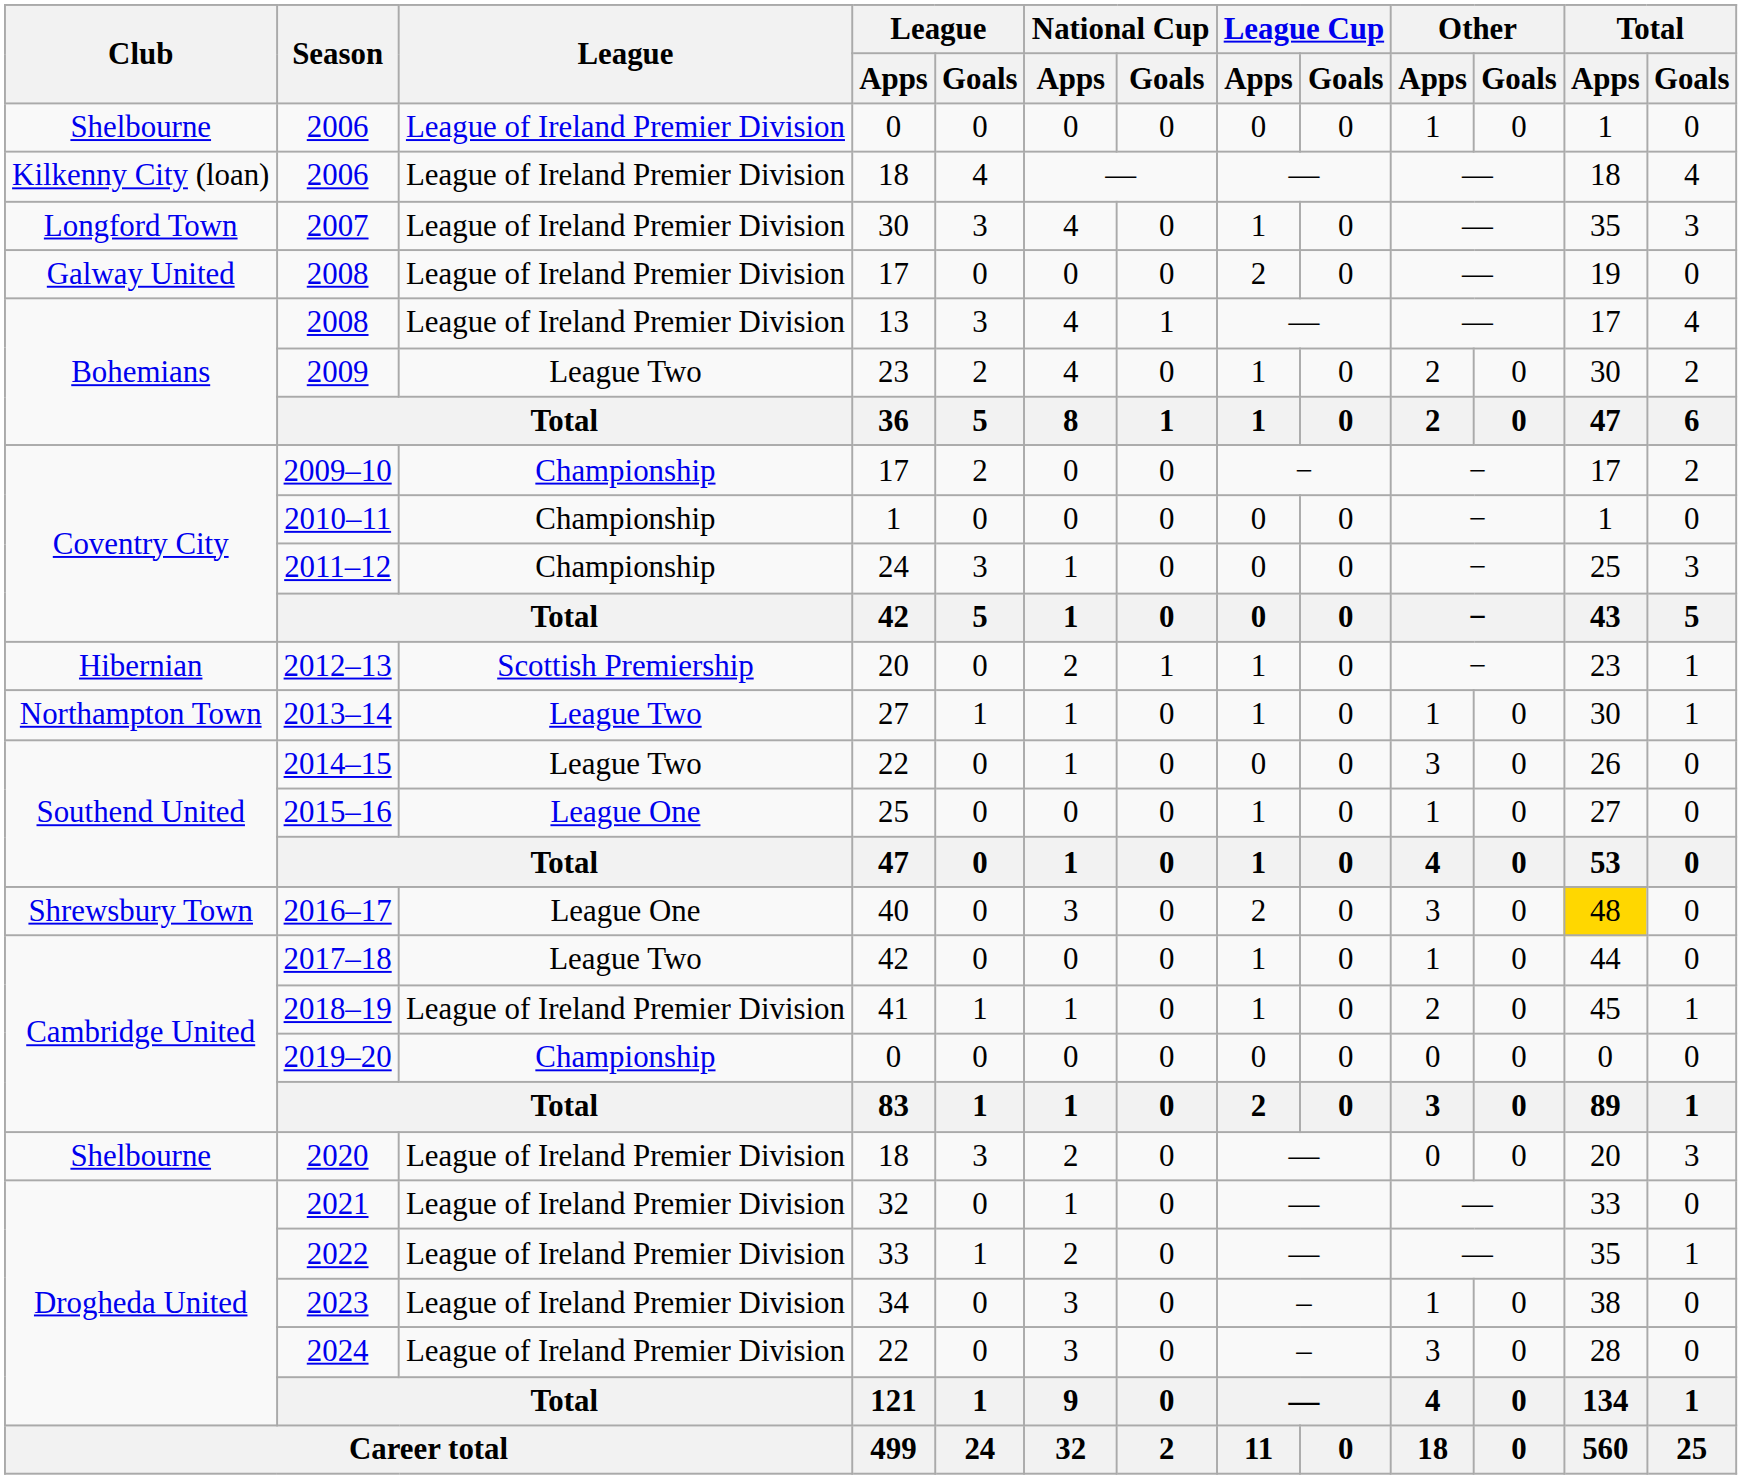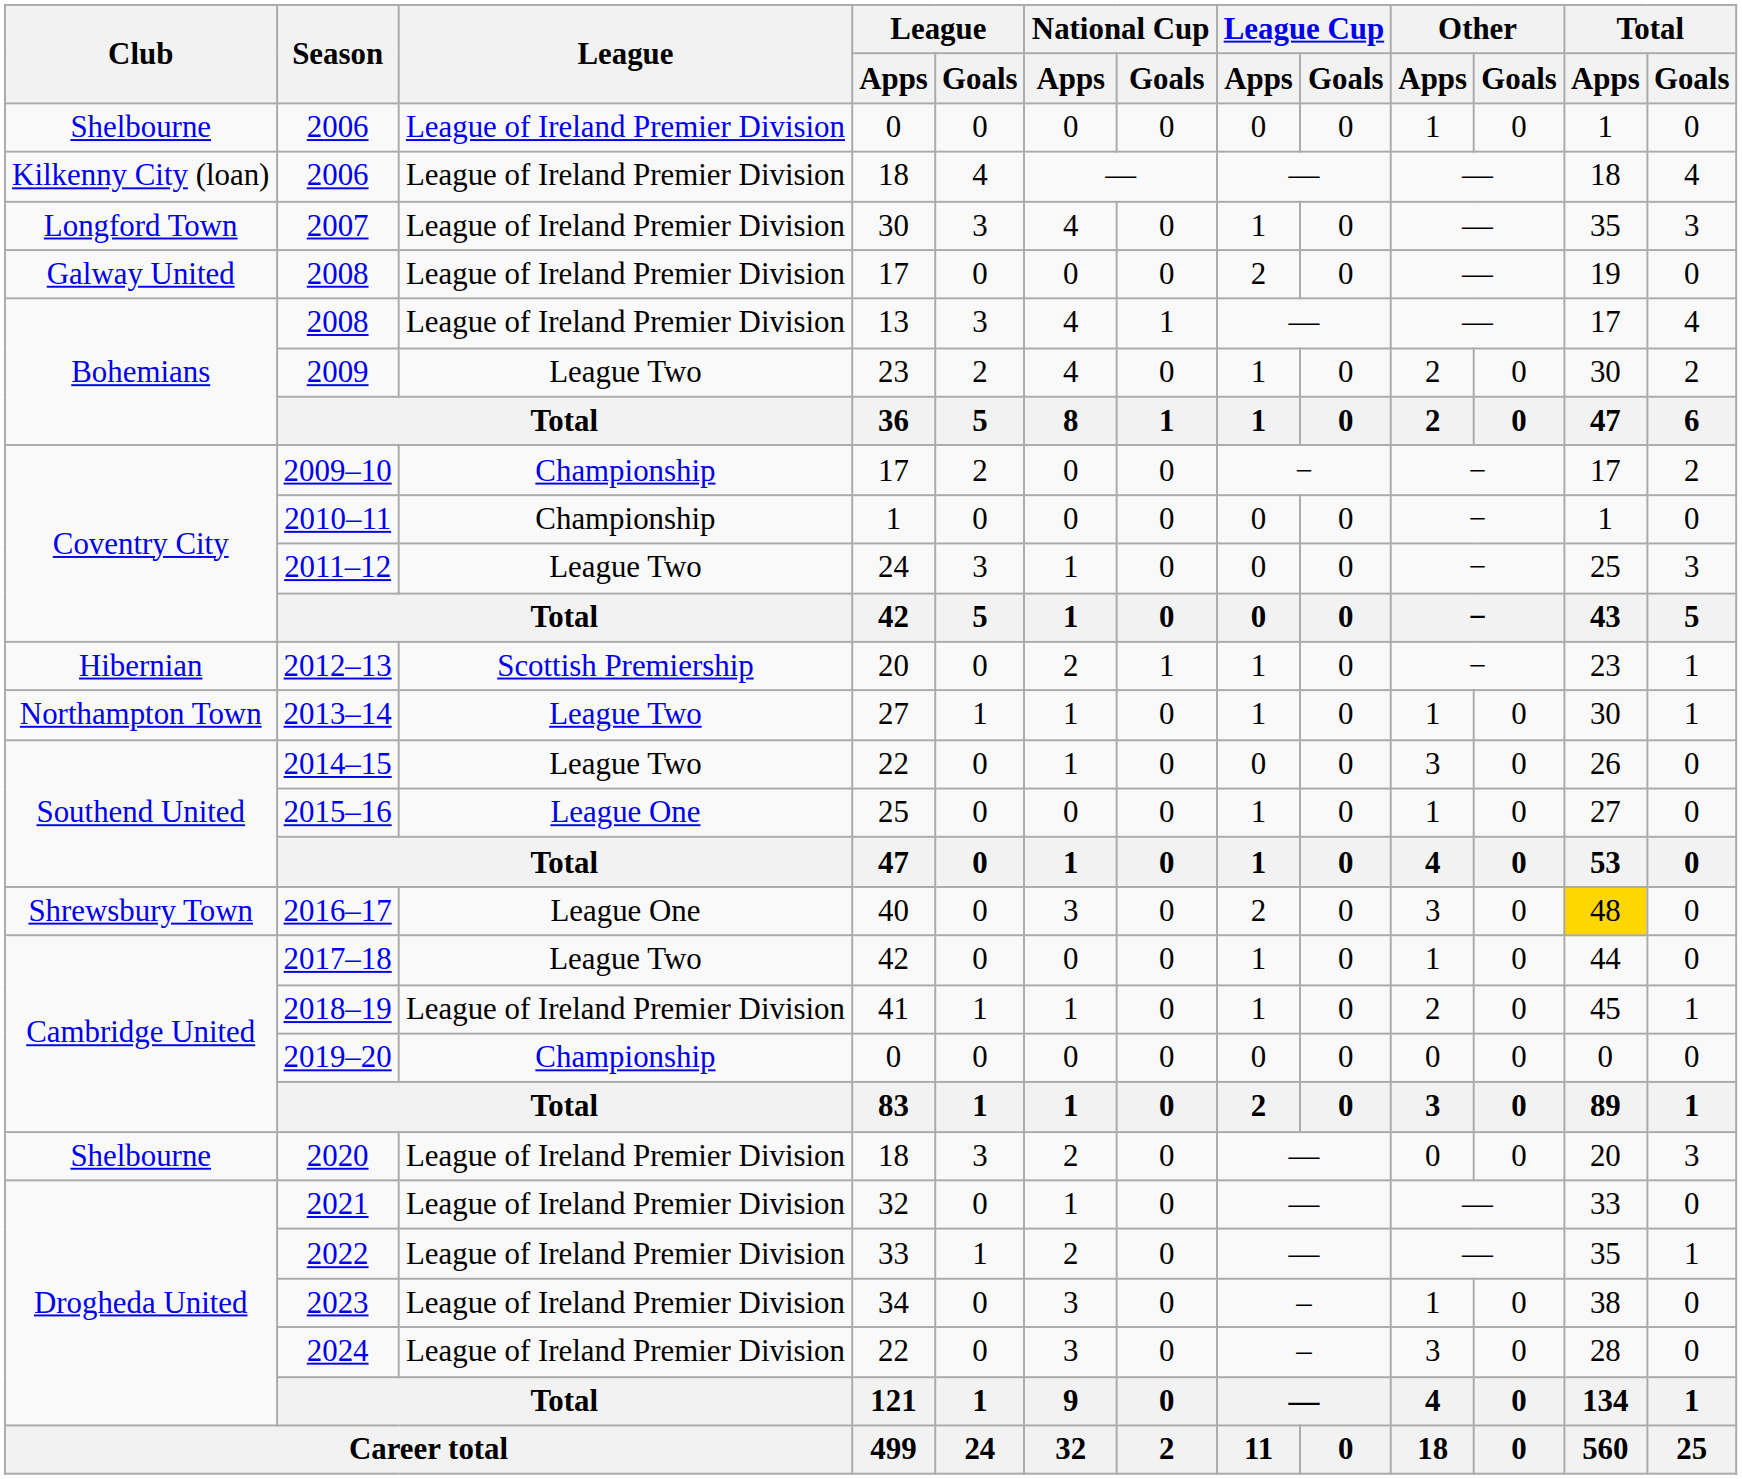(625, 567) Championship -> (625, 567) League Two
